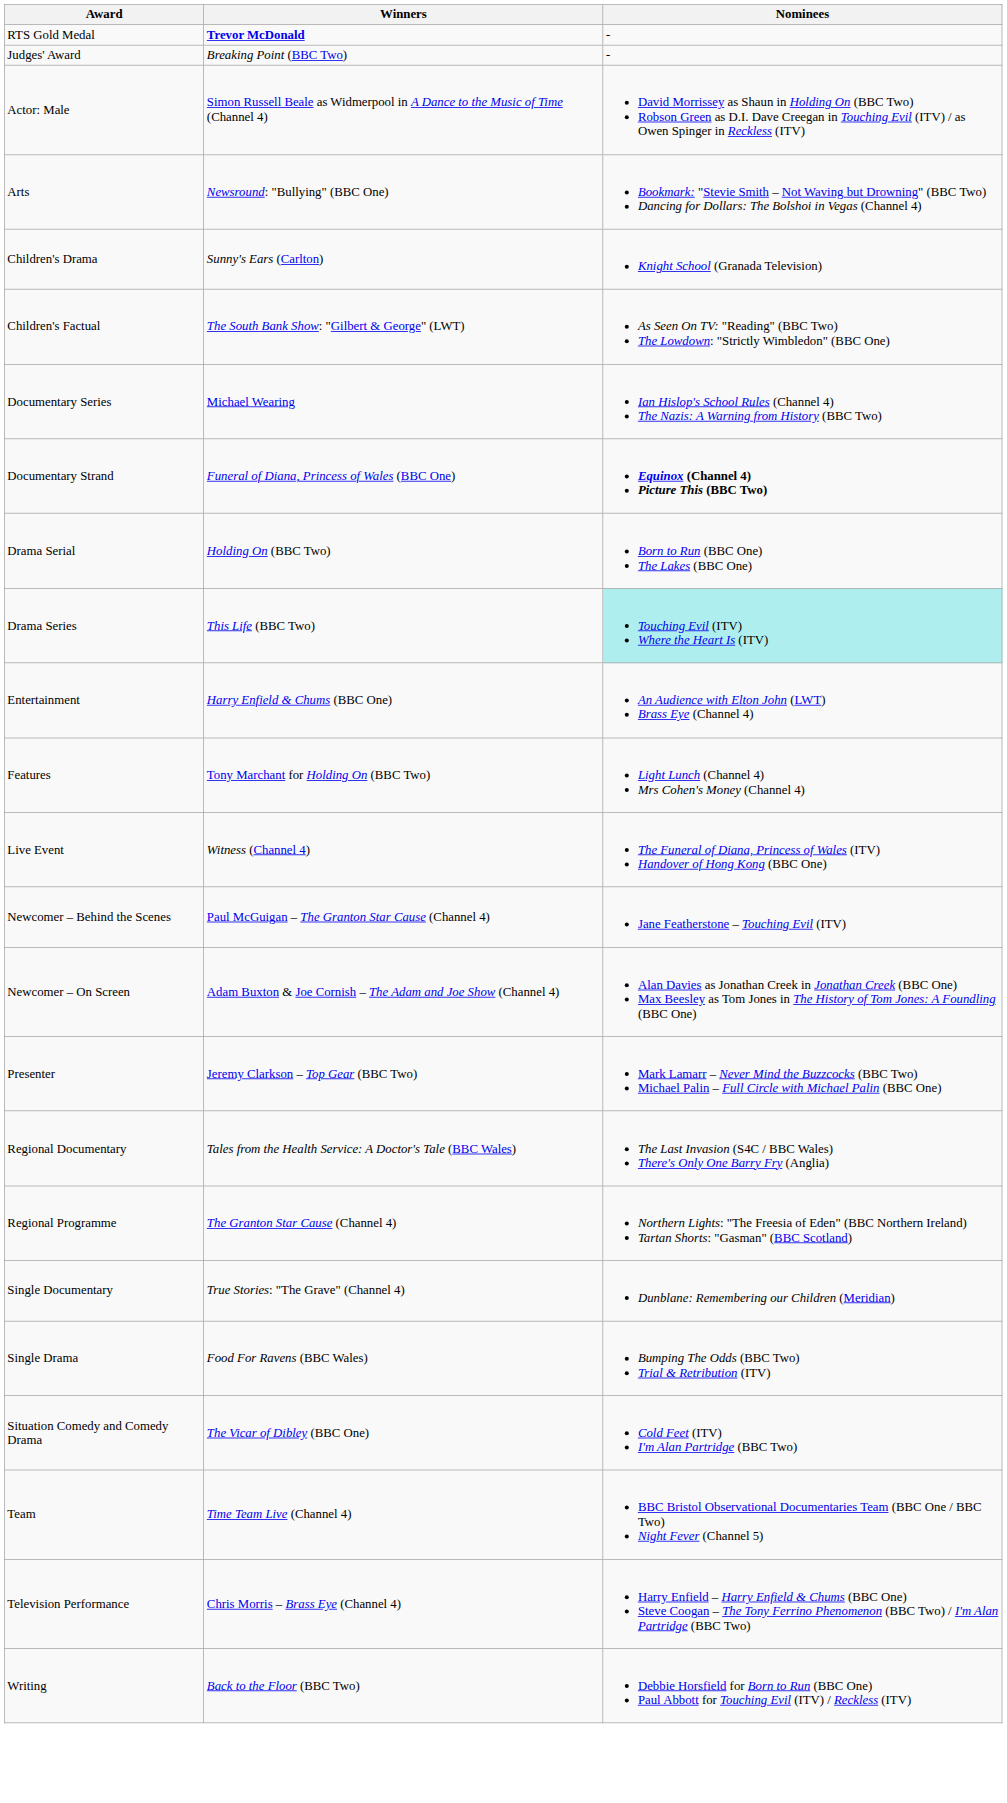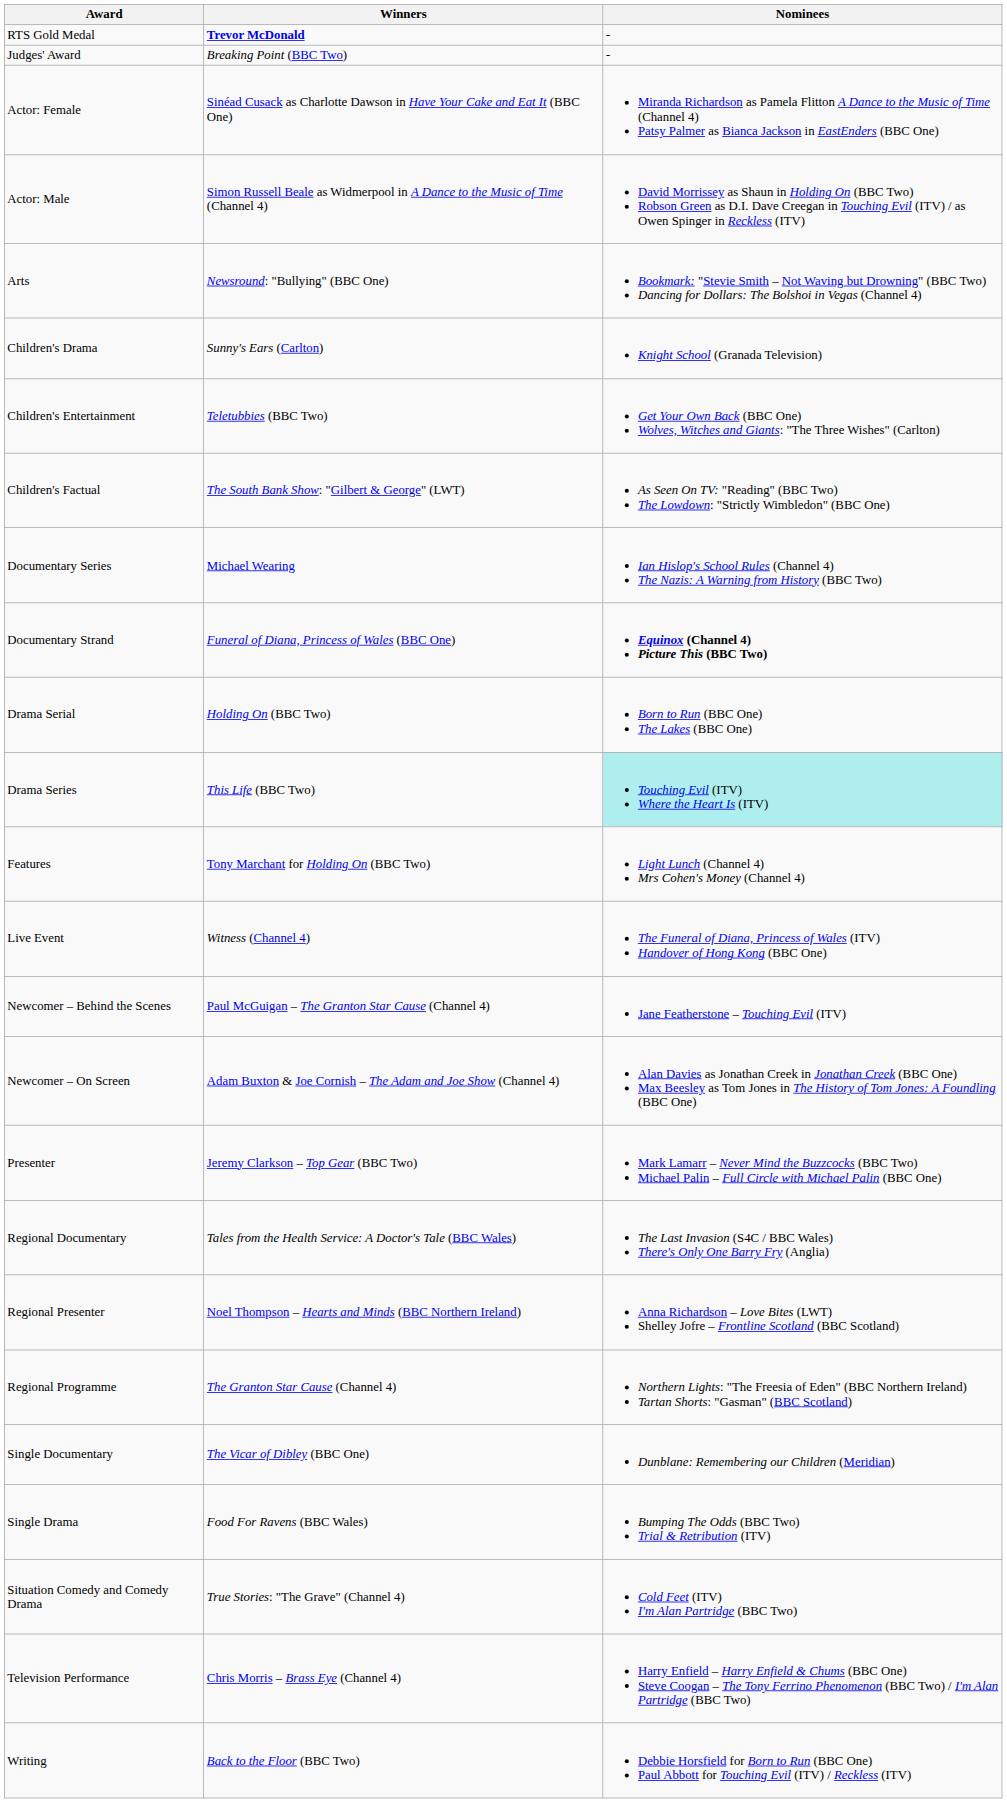+ row: (44, 109)
+ row: (71, 415)
- row: (44, 700)
+ row: (56, 1312)
(306, 1290) True Stories: "The Grave" (Channel 4) -> (288, 1454) The Vicar of Dibley (BBC One)
(288, 1432) The Vicar of Dibley (BBC One) -> (306, 1596) True Stories: "The Grave" (Channel 4)
- row: (21, 1514)
